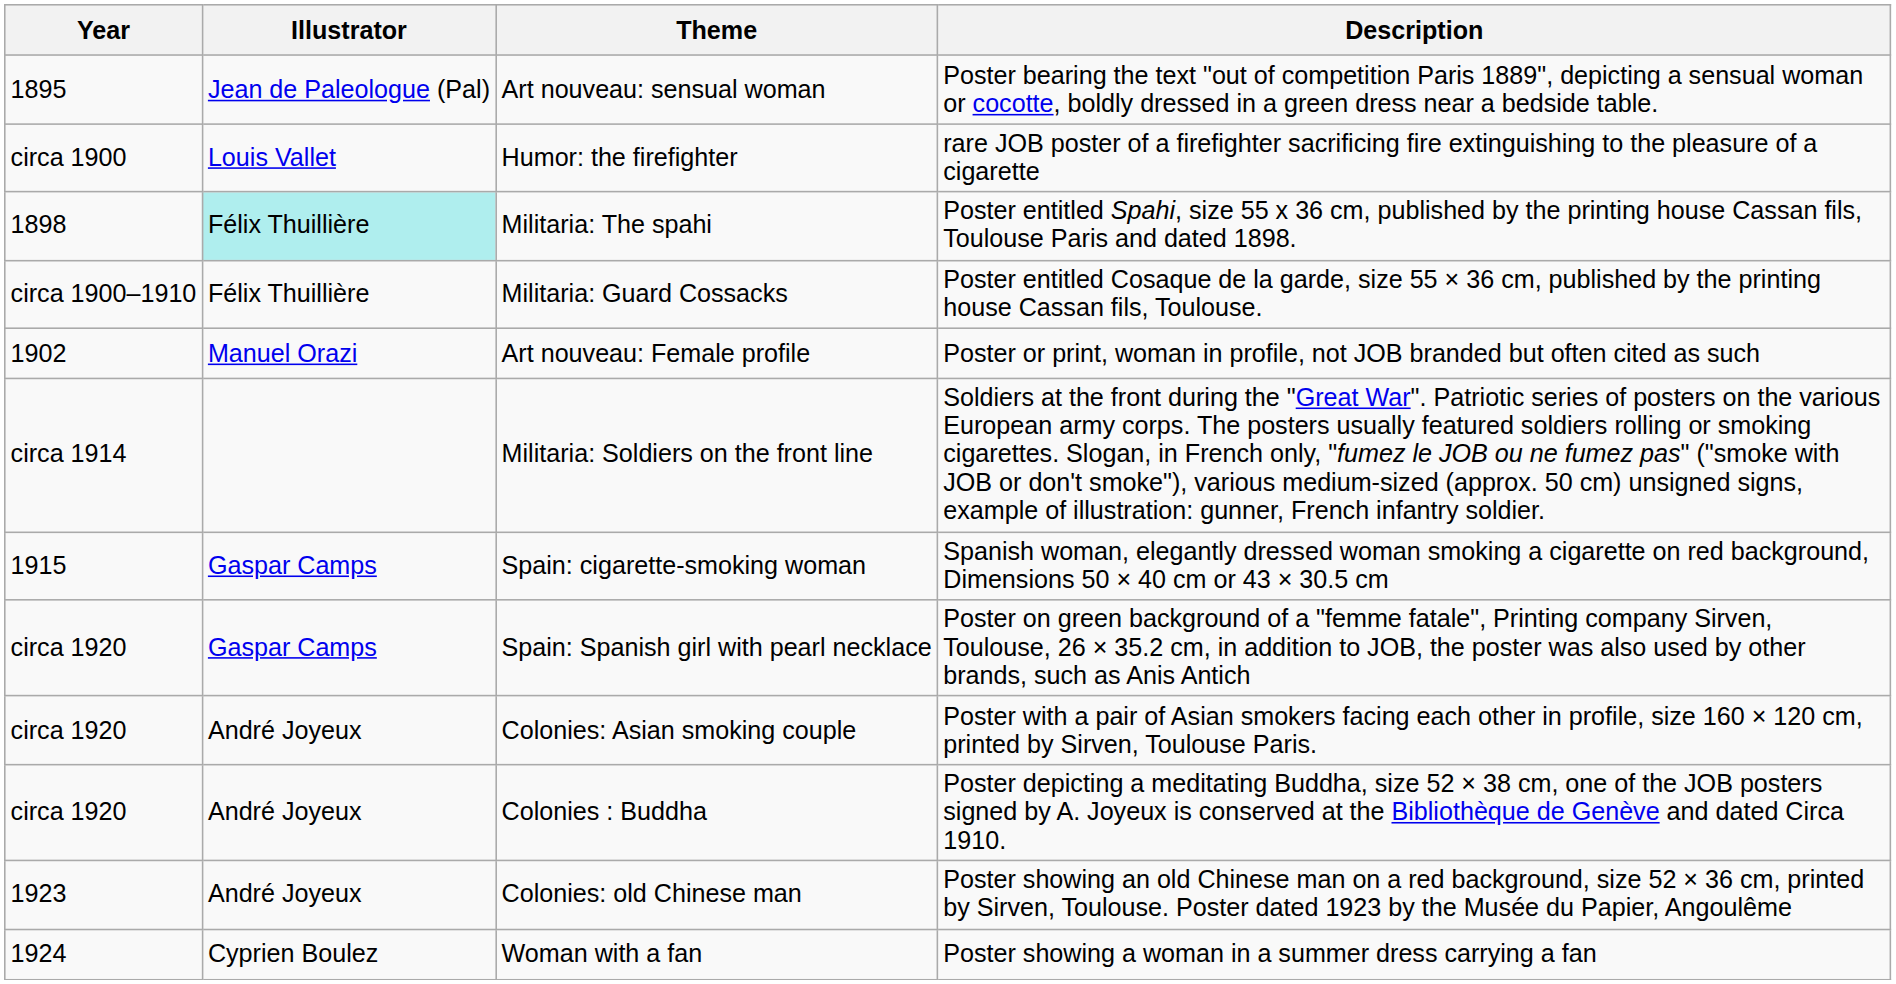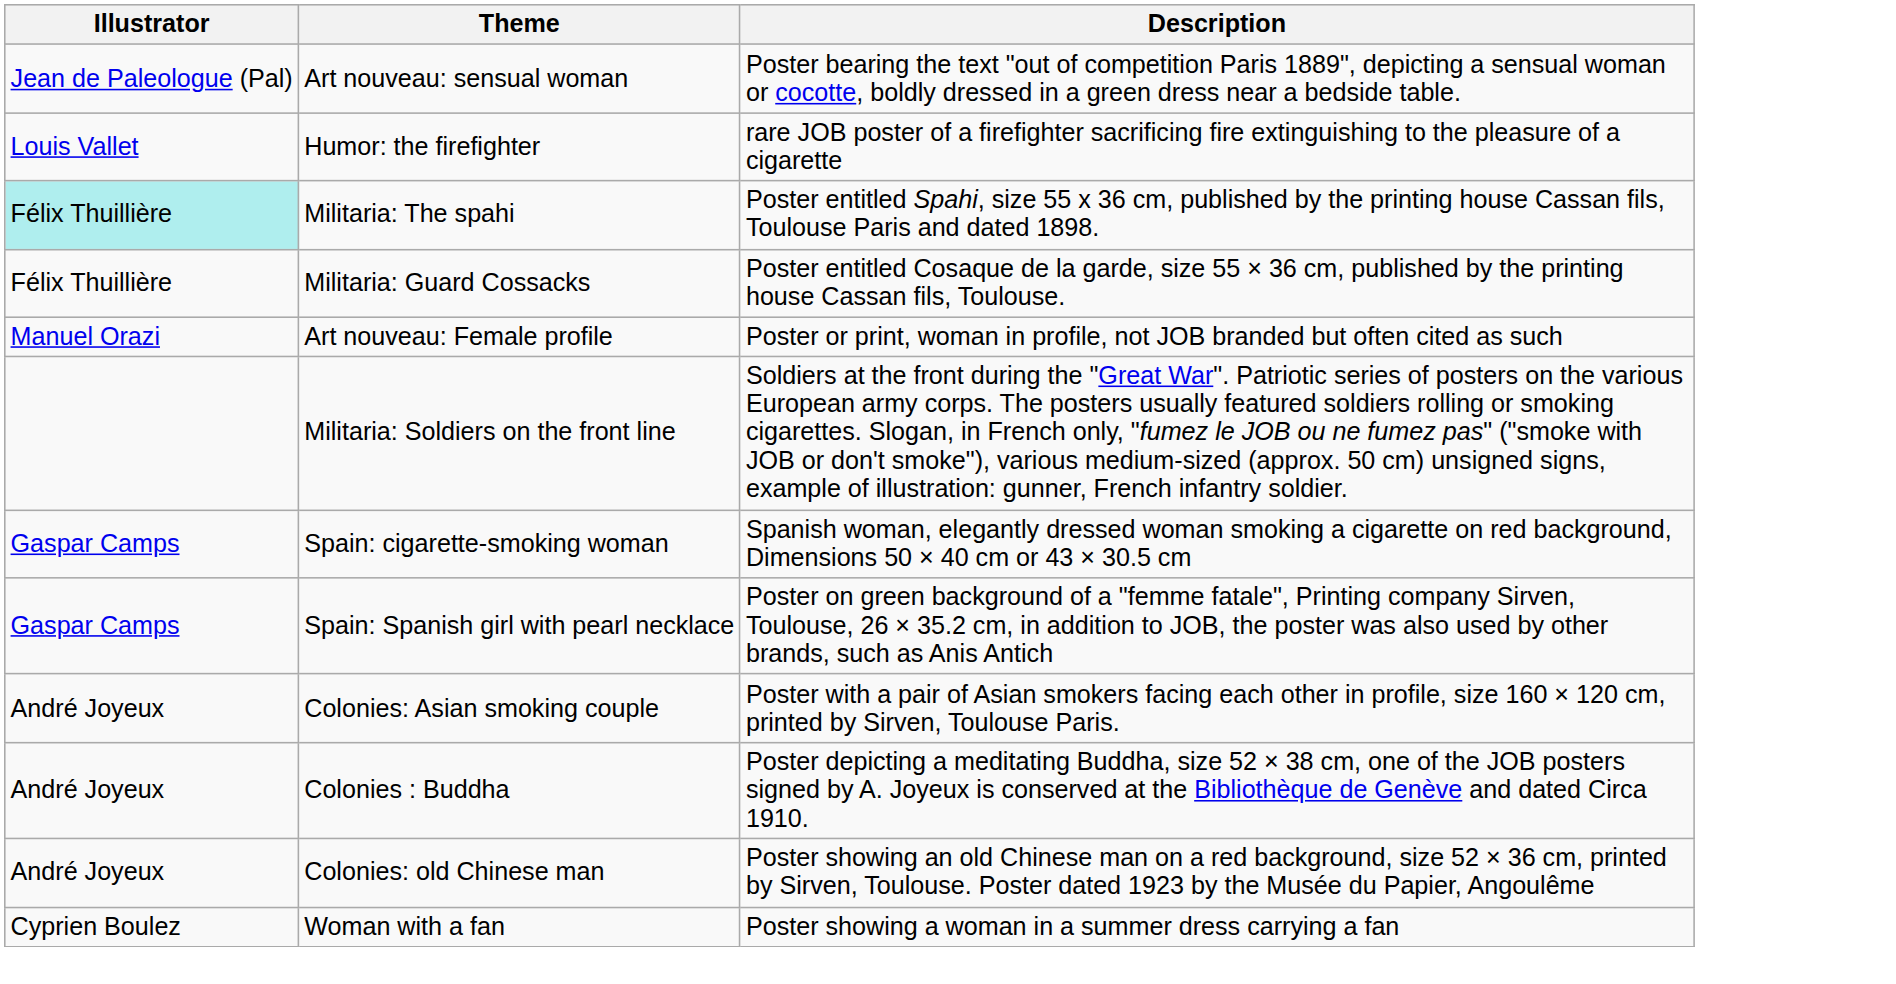- column: (103, 29)
